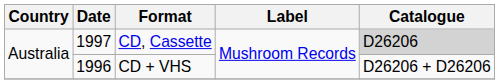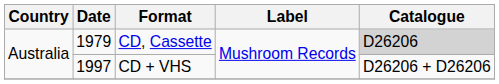(94, 41) 1997 -> (94, 41) 1979
(94, 66) 1996 -> (94, 66) 1997
